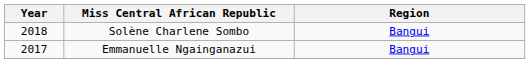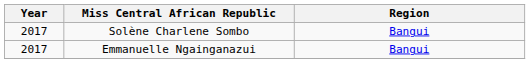(34, 32) 2018 -> (34, 32) 2017
